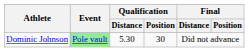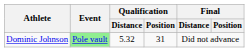(127, 40) 5.30 -> (127, 40) 5.32
(160, 40) 30 -> (160, 40) 31
